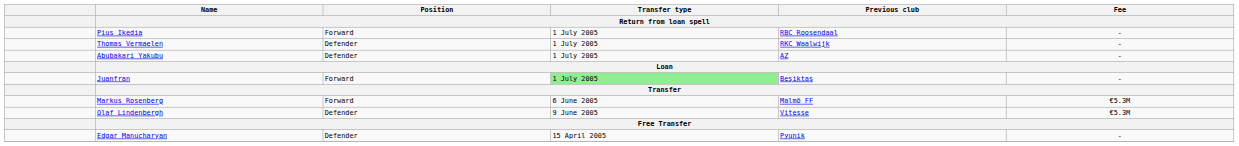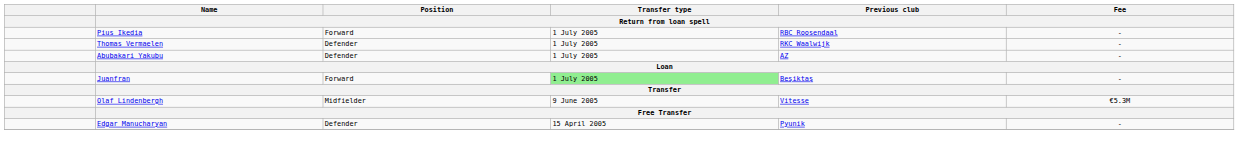- row: (130, 101)
(341, 113) Defender -> (345, 101) Midfielder
